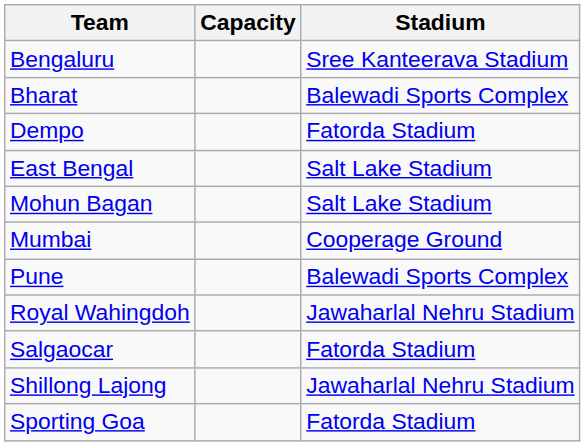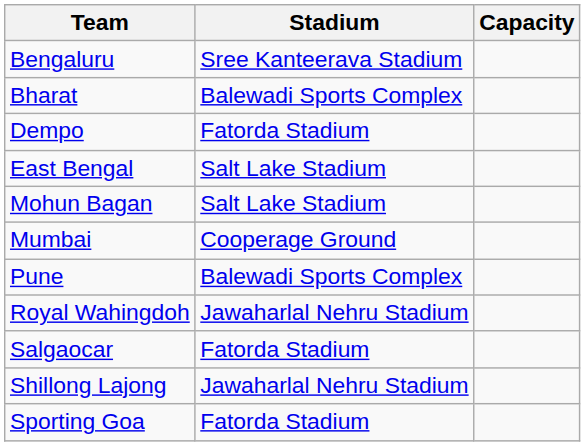columns swapped: (440, 22) <-> (248, 22)
